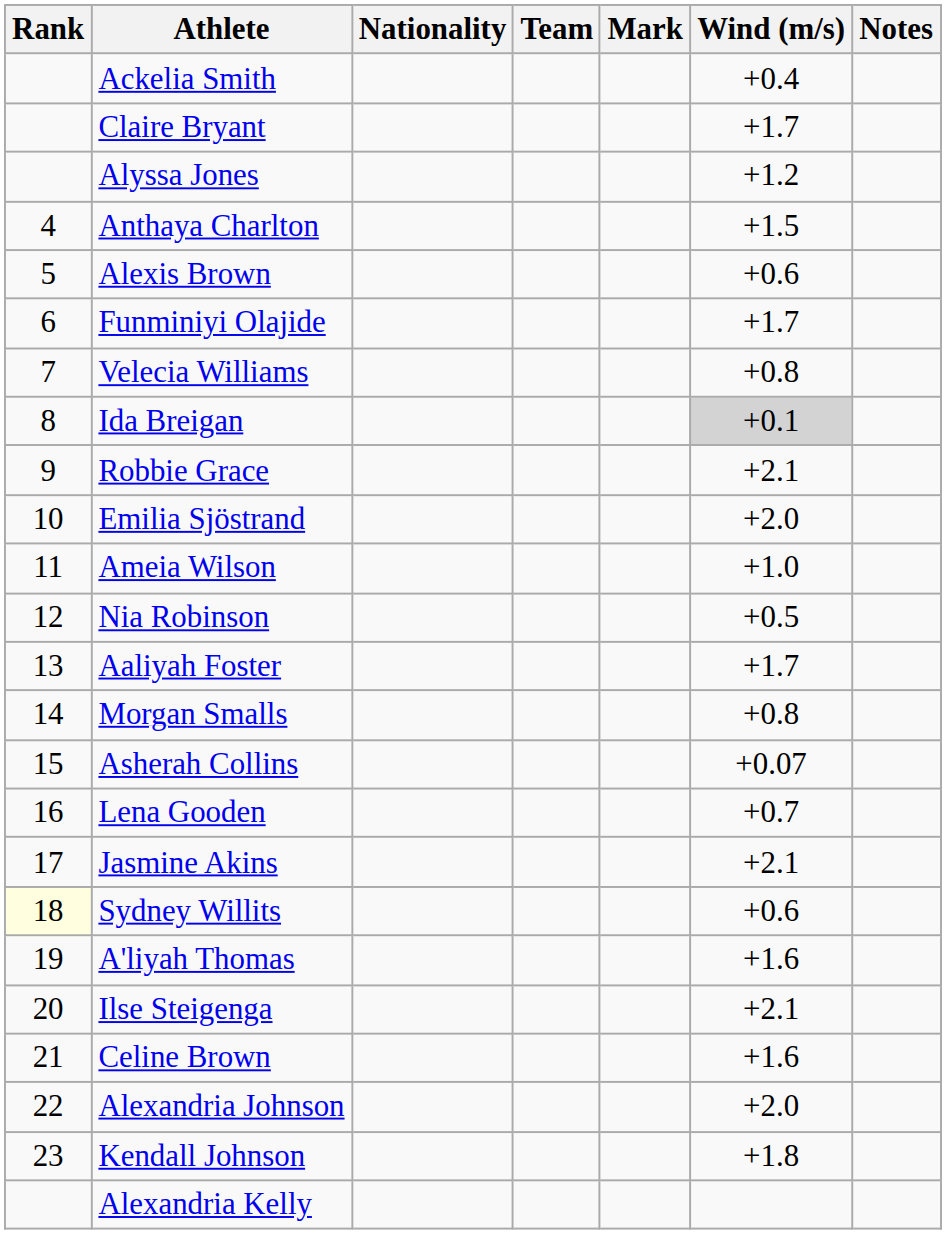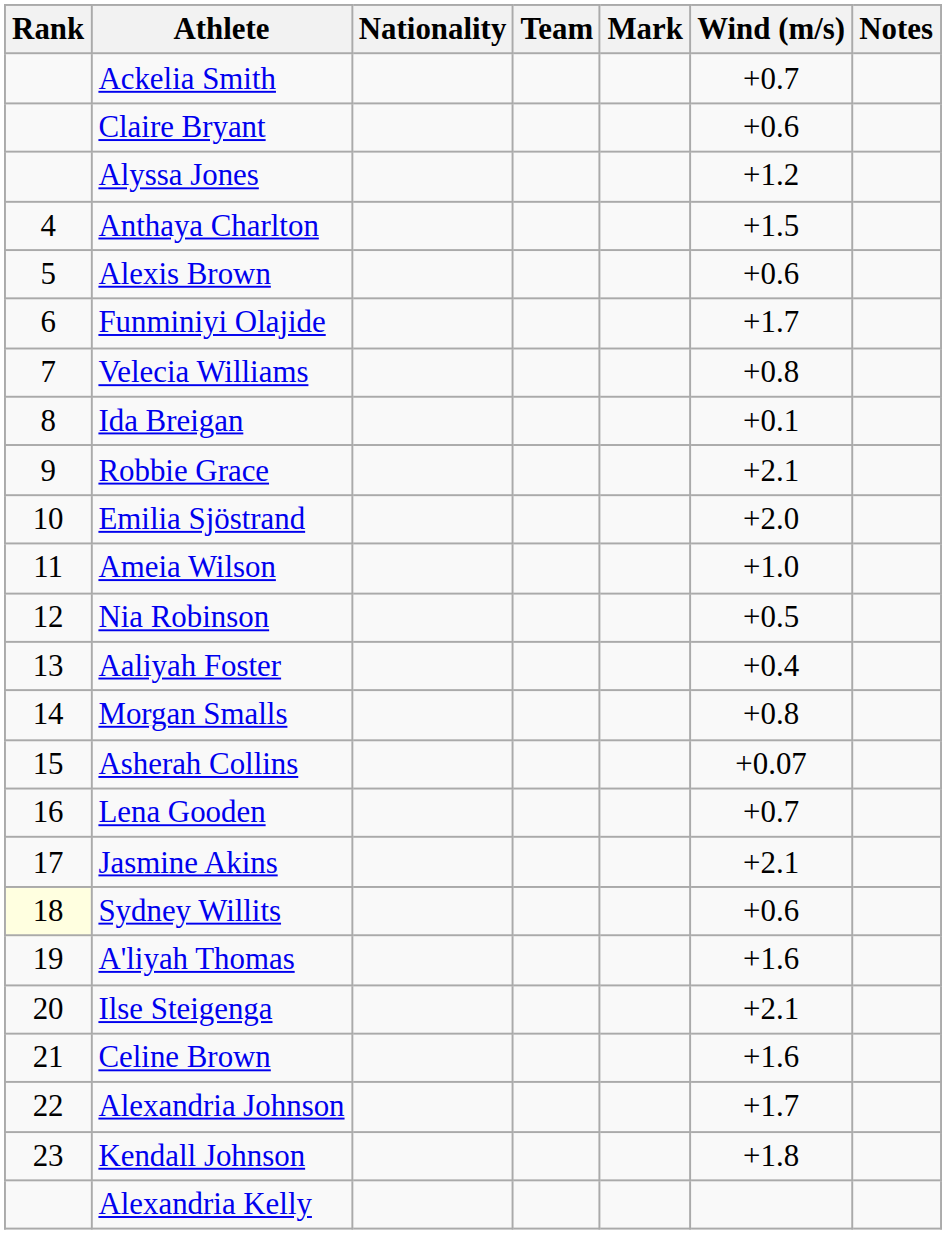(771, 77) +0.4 -> (771, 77) +0.7
(771, 126) +1.7 -> (771, 126) +0.6
(771, 420) lightgrey background -> (771, 420) no background
(771, 665) +1.7 -> (771, 665) +0.4
(771, 1106) +2.0 -> (771, 1106) +1.7
